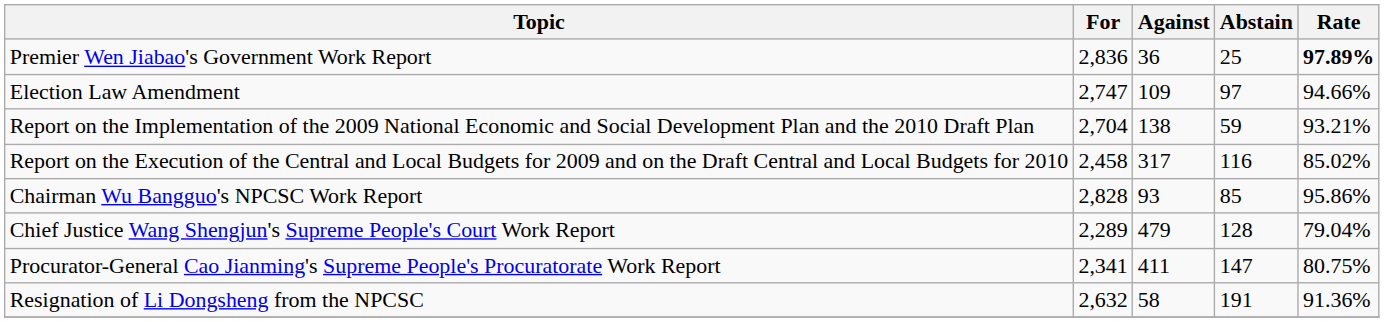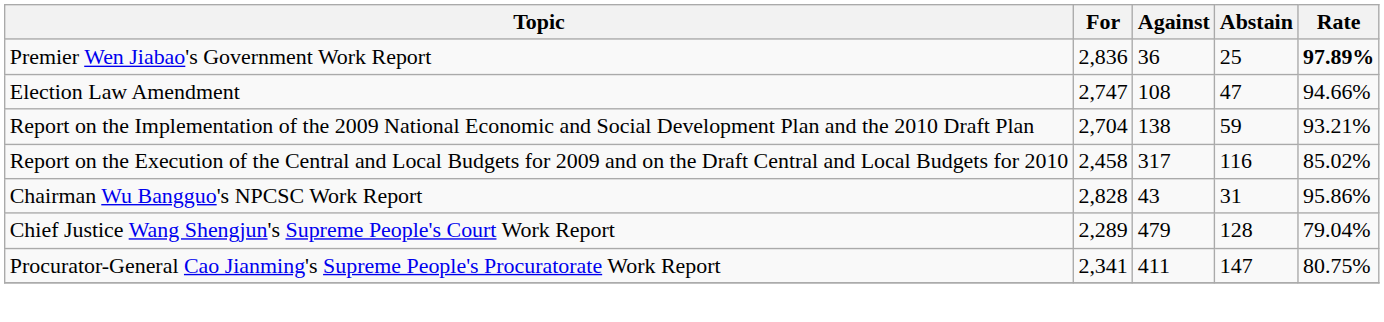(1154, 91) 109 -> (1154, 91) 108
(1231, 91) 97 -> (1231, 91) 47
(1149, 195) 93 -> (1149, 195) 43
(1231, 195) 85 -> (1231, 195) 31
- row: (217, 299)
